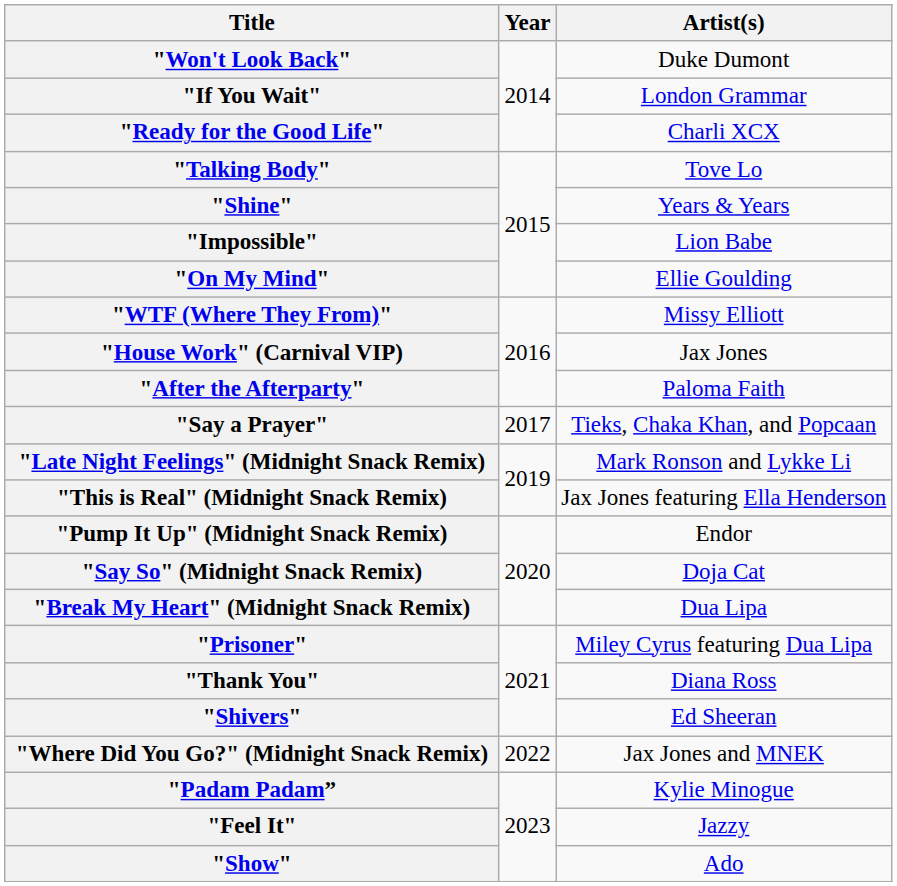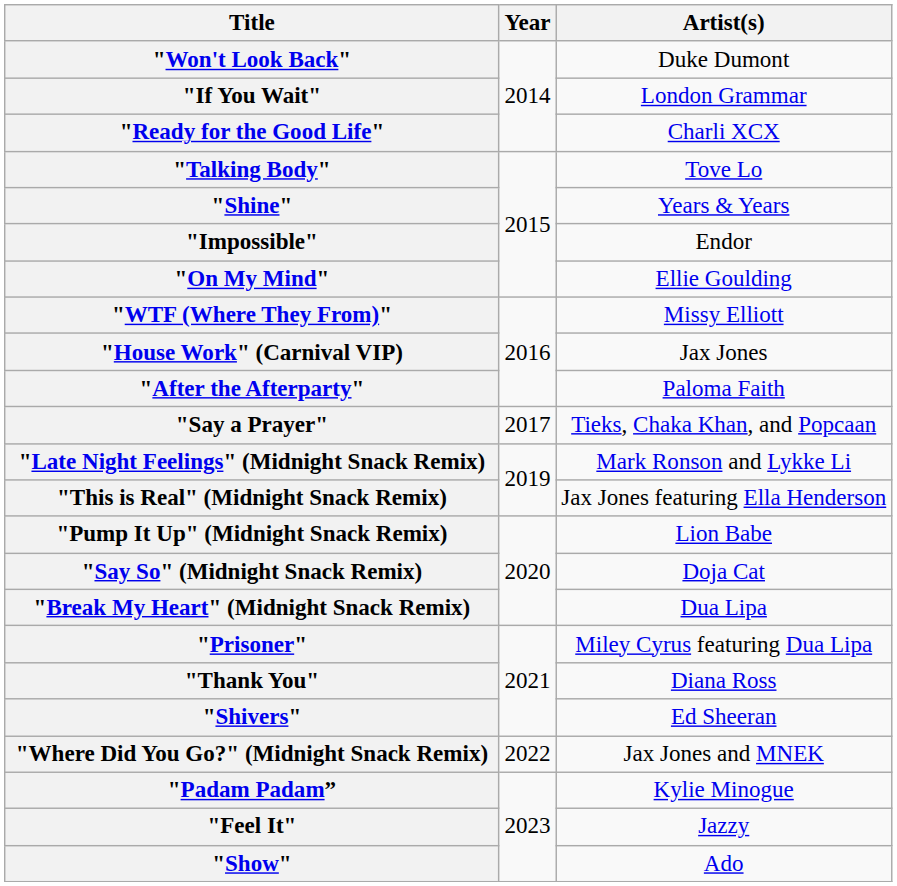(724, 242) Lion Babe -> (724, 242) Endor
(724, 534) Endor -> (724, 534) Lion Babe
